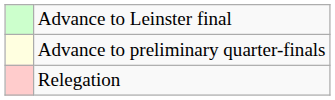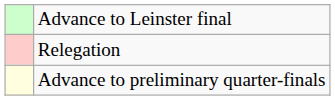rows swapped: (182, 49) <-> (79, 80)
